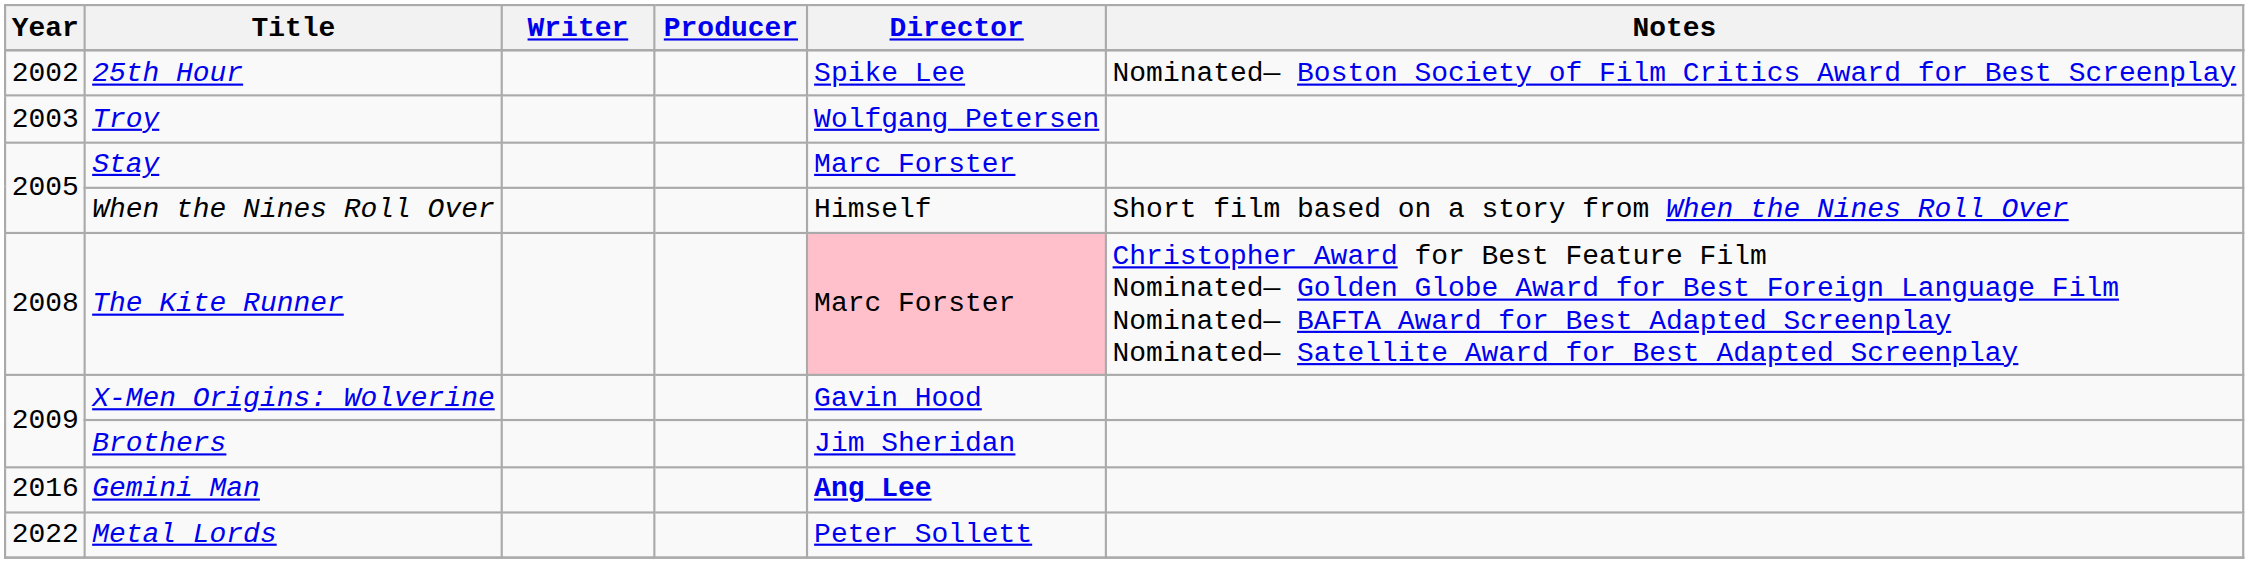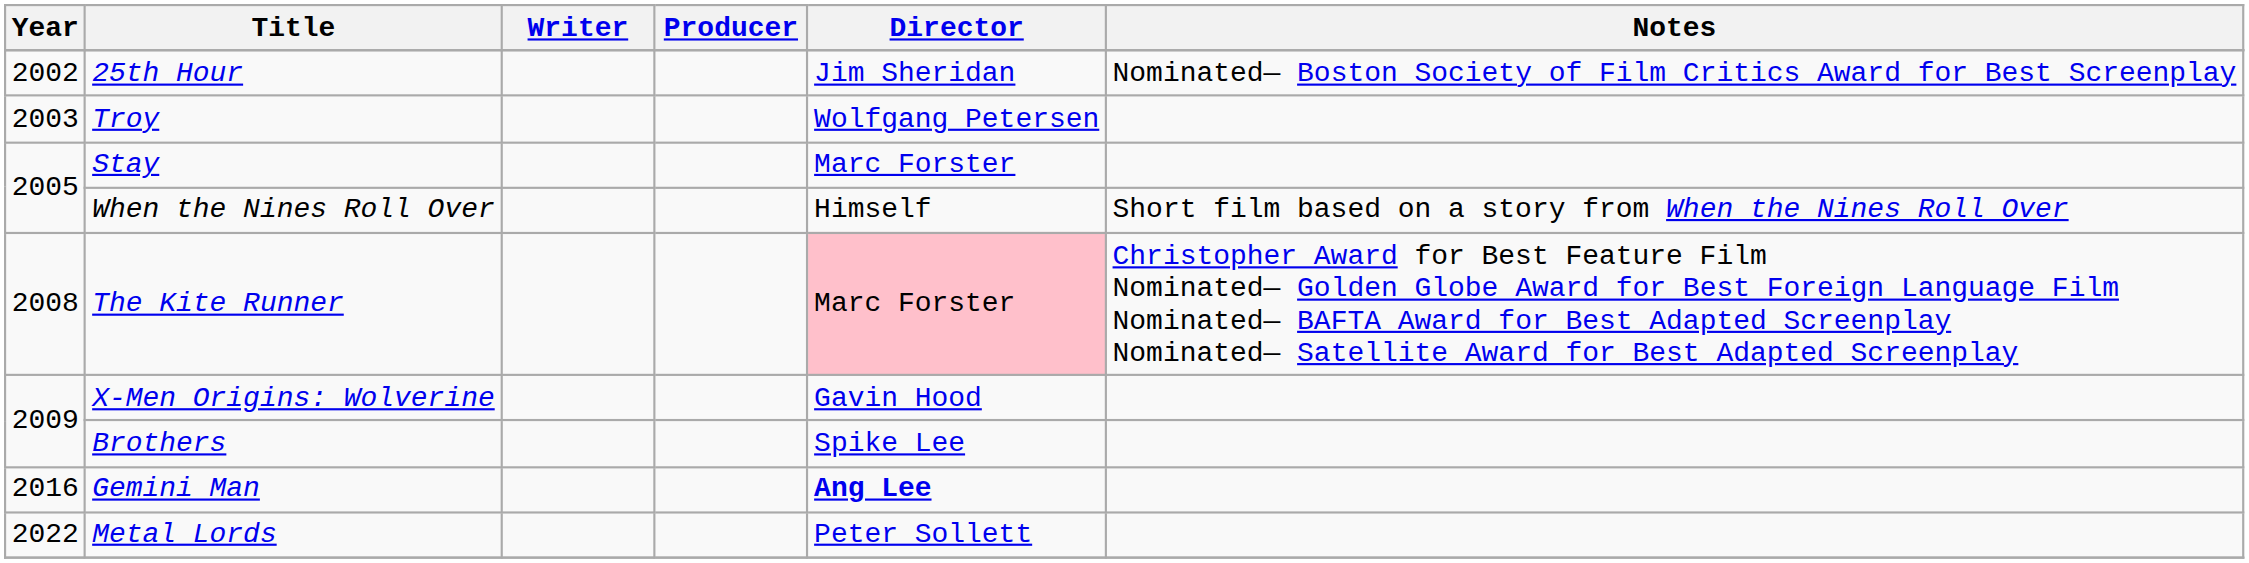(890, 73) Spike Lee -> (915, 73) Jim Sheridan
(915, 443) Jim Sheridan -> (890, 443) Spike Lee
